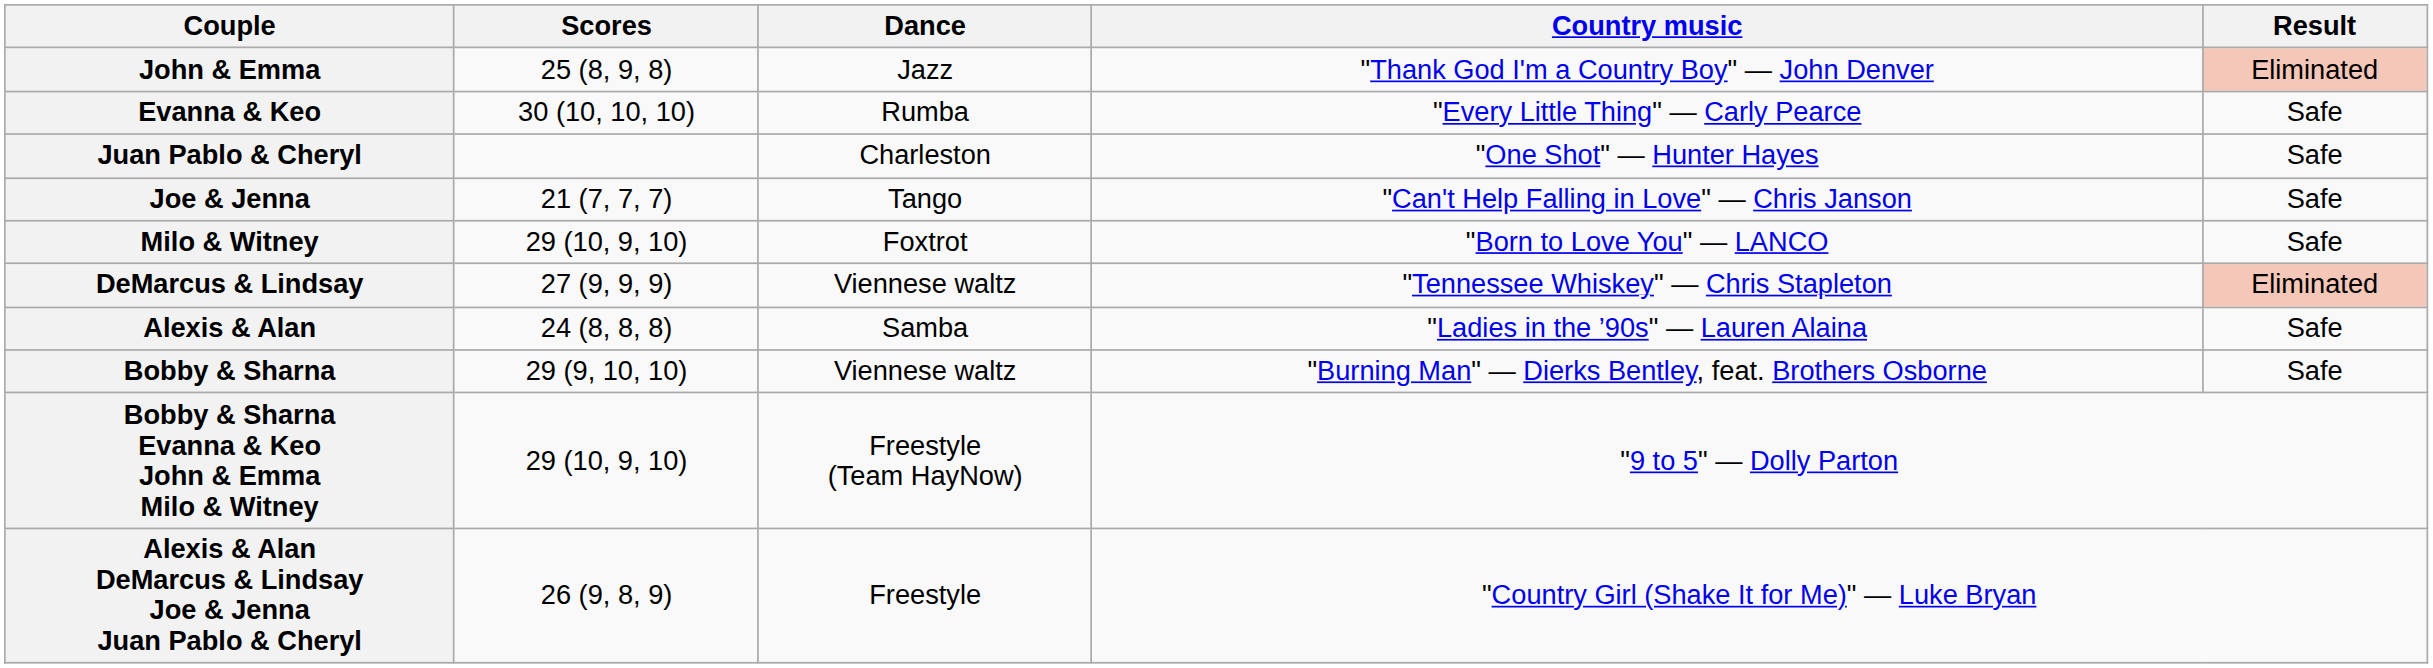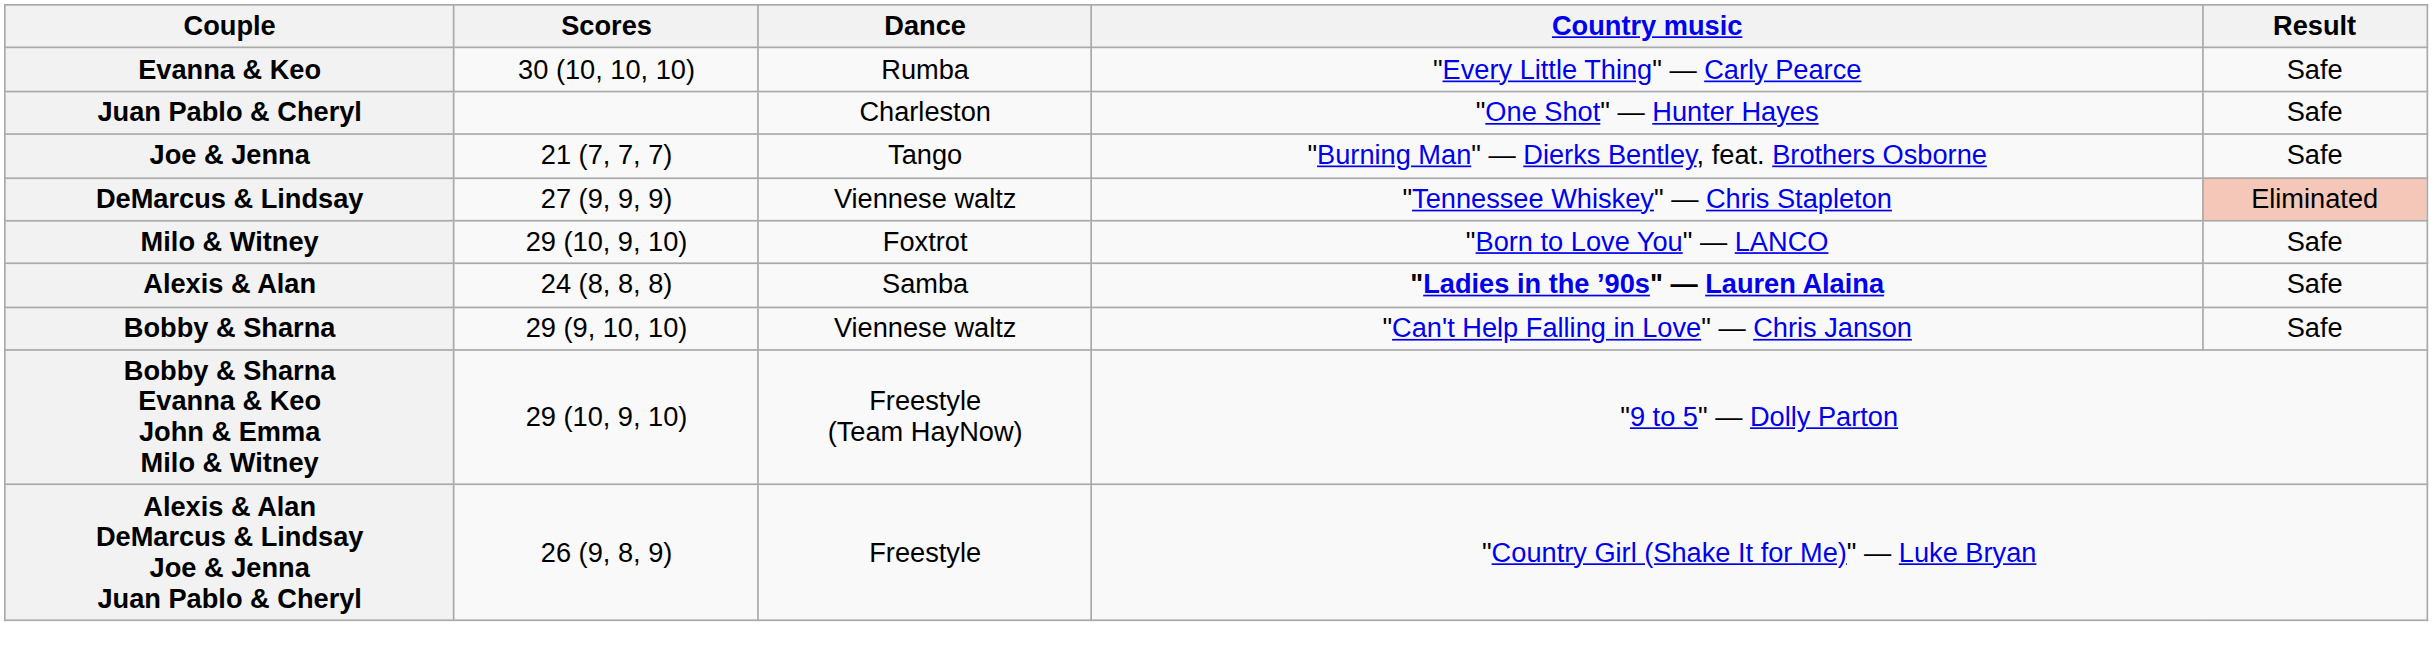- row: (230, 69)
(1647, 198) "Can't Help Falling in Love" — Chris Janson -> (1647, 155) "Burning Man" — Dierks Bentley, feat. Brothers Osborne
rows swapped: (230, 241) <-> (230, 284)
(1647, 328) normal -> (1647, 284) bold
(1647, 371) "Burning Man" — Dierks Bentley, feat. Brothers Osborne -> (1647, 328) "Can't Help Falling in Love" — Chris Janson
